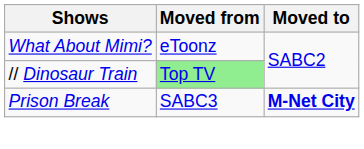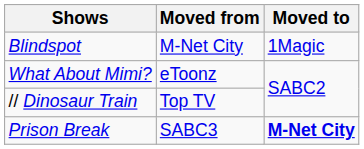+ row: (45, 46)
(188, 74) lightgreen background -> (188, 102) no background
